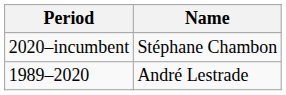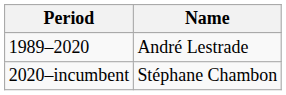rows swapped: (49, 75) <-> (69, 47)
